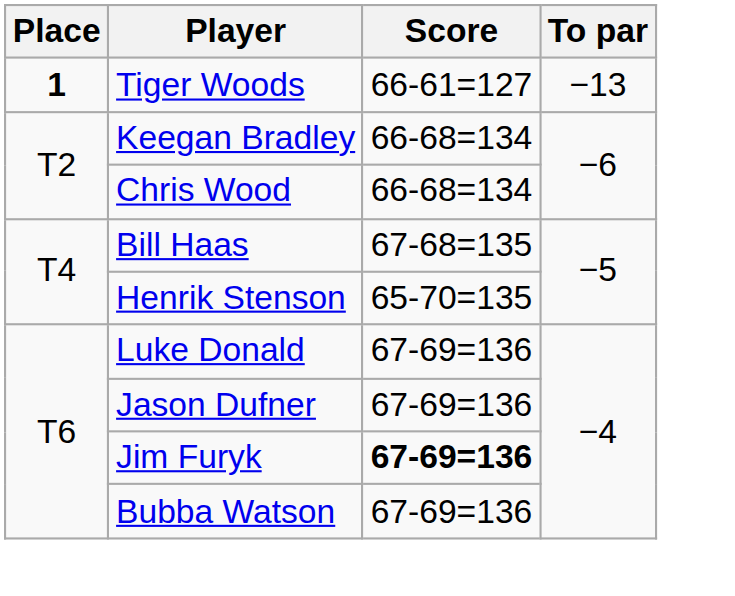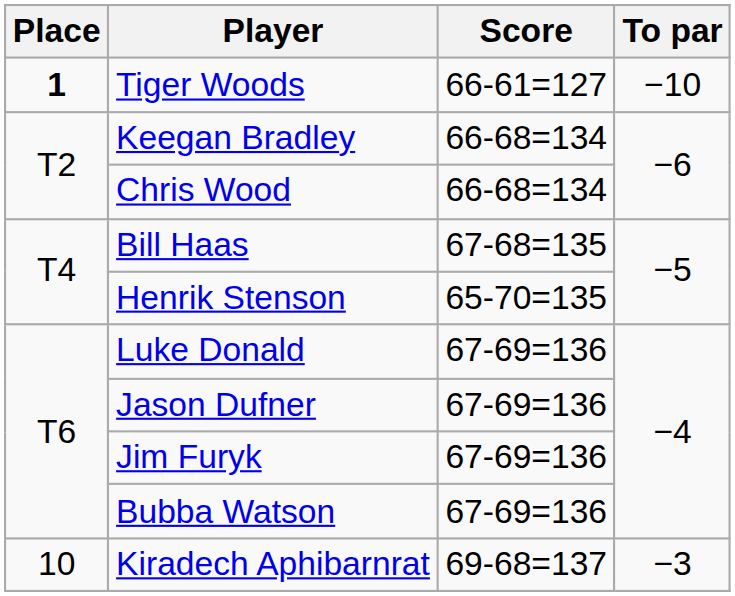(598, 84) −13 -> (673, 84) −10
(451, 457) bold -> (526, 457) normal
+ row: (273, 564)
